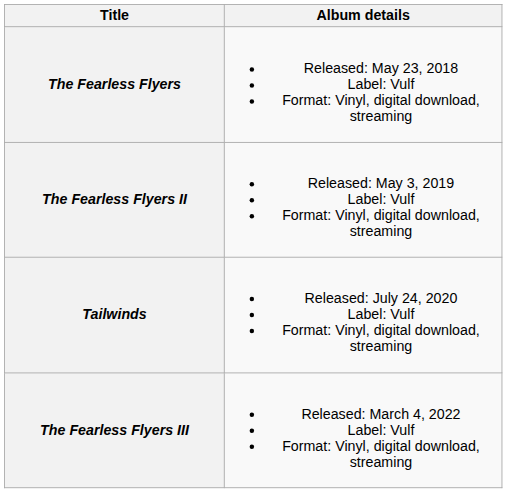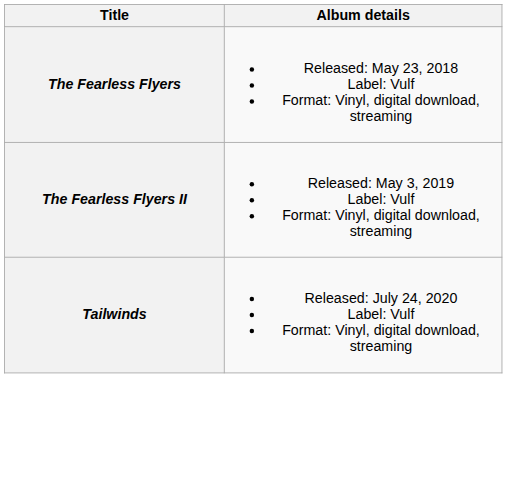- row: (115, 430)
